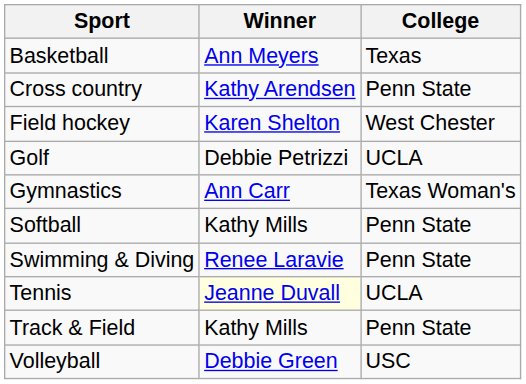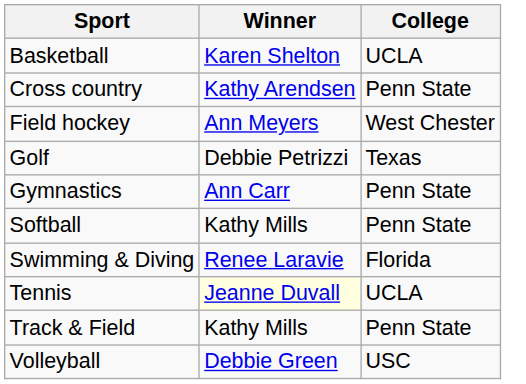(261, 55) Ann Meyers -> (272, 55) Karen Shelton
(393, 55) Texas -> (394, 55) UCLA
(272, 123) Karen Shelton -> (261, 123) Ann Meyers
(394, 157) UCLA -> (393, 157) Texas
(441, 191) Texas Woman's -> (418, 191) Penn State
(418, 259) Penn State -> (398, 259) Florida
